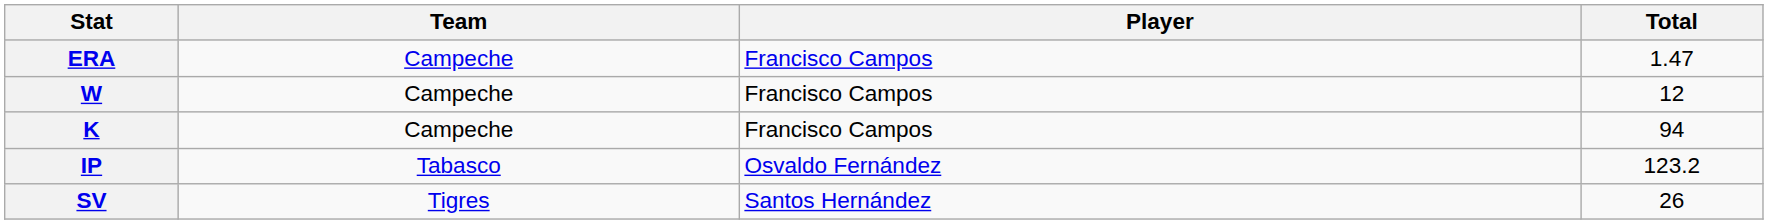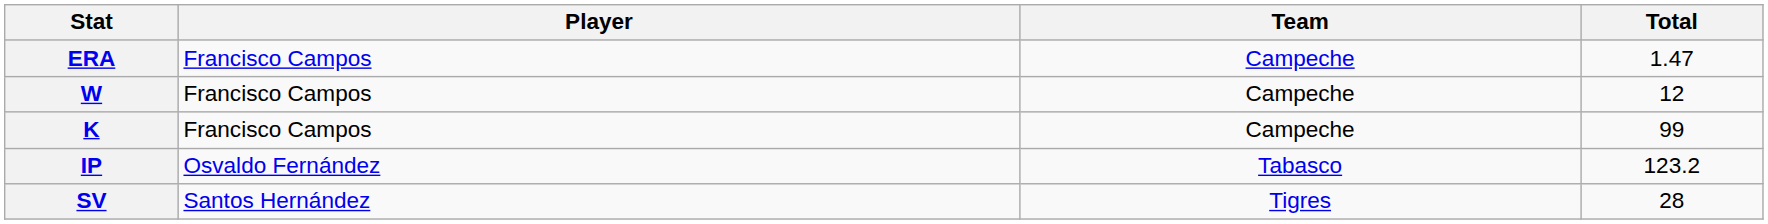columns swapped: (1160, 22) <-> (459, 22)
(1672, 129) 94 -> (1672, 129) 99
(1672, 201) 26 -> (1672, 201) 28
